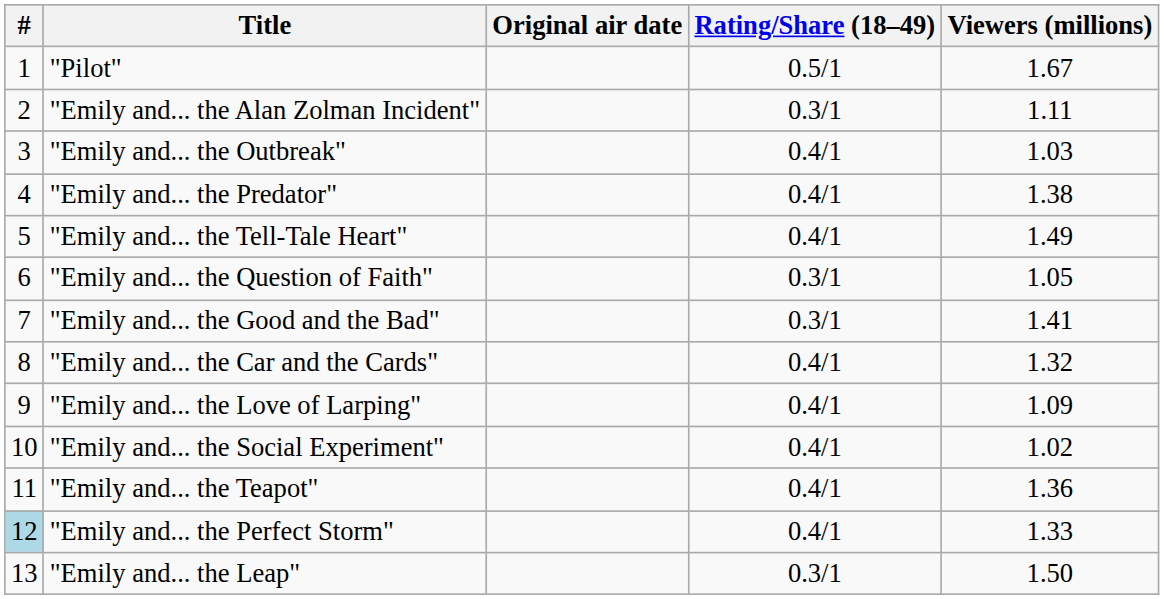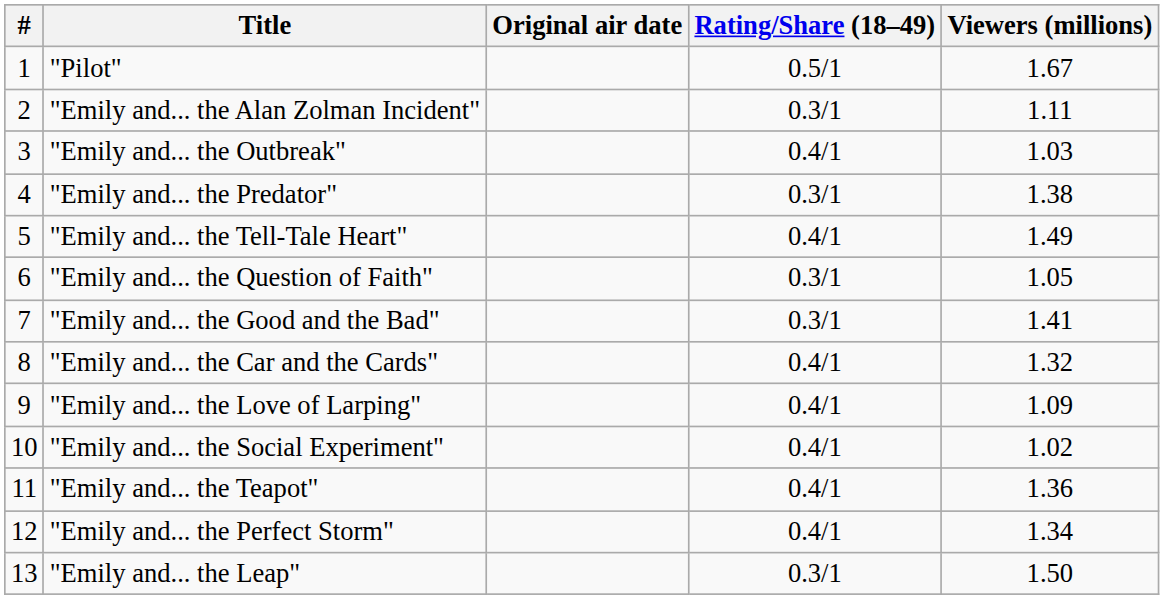(815, 194) 0.4/1 -> (815, 194) 0.3/1
(24, 531) lightblue background -> (24, 531) no background
(1050, 531) 1.33 -> (1050, 531) 1.34
